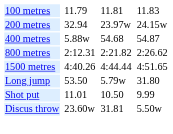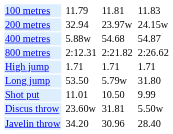- row: (30, 67)
+ row: (27, 67)
+ row: (33, 123)
